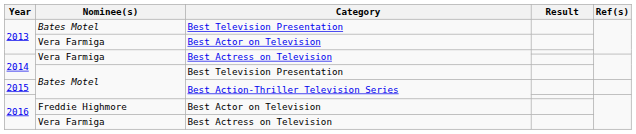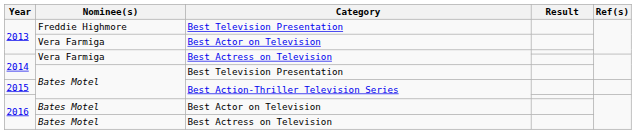(68, 27) Bates Motel -> (82, 27) Freddie Highmore
(82, 107) Freddie Highmore -> (68, 107) Bates Motel
(71, 122) Vera Farmiga -> (68, 122) Bates Motel
